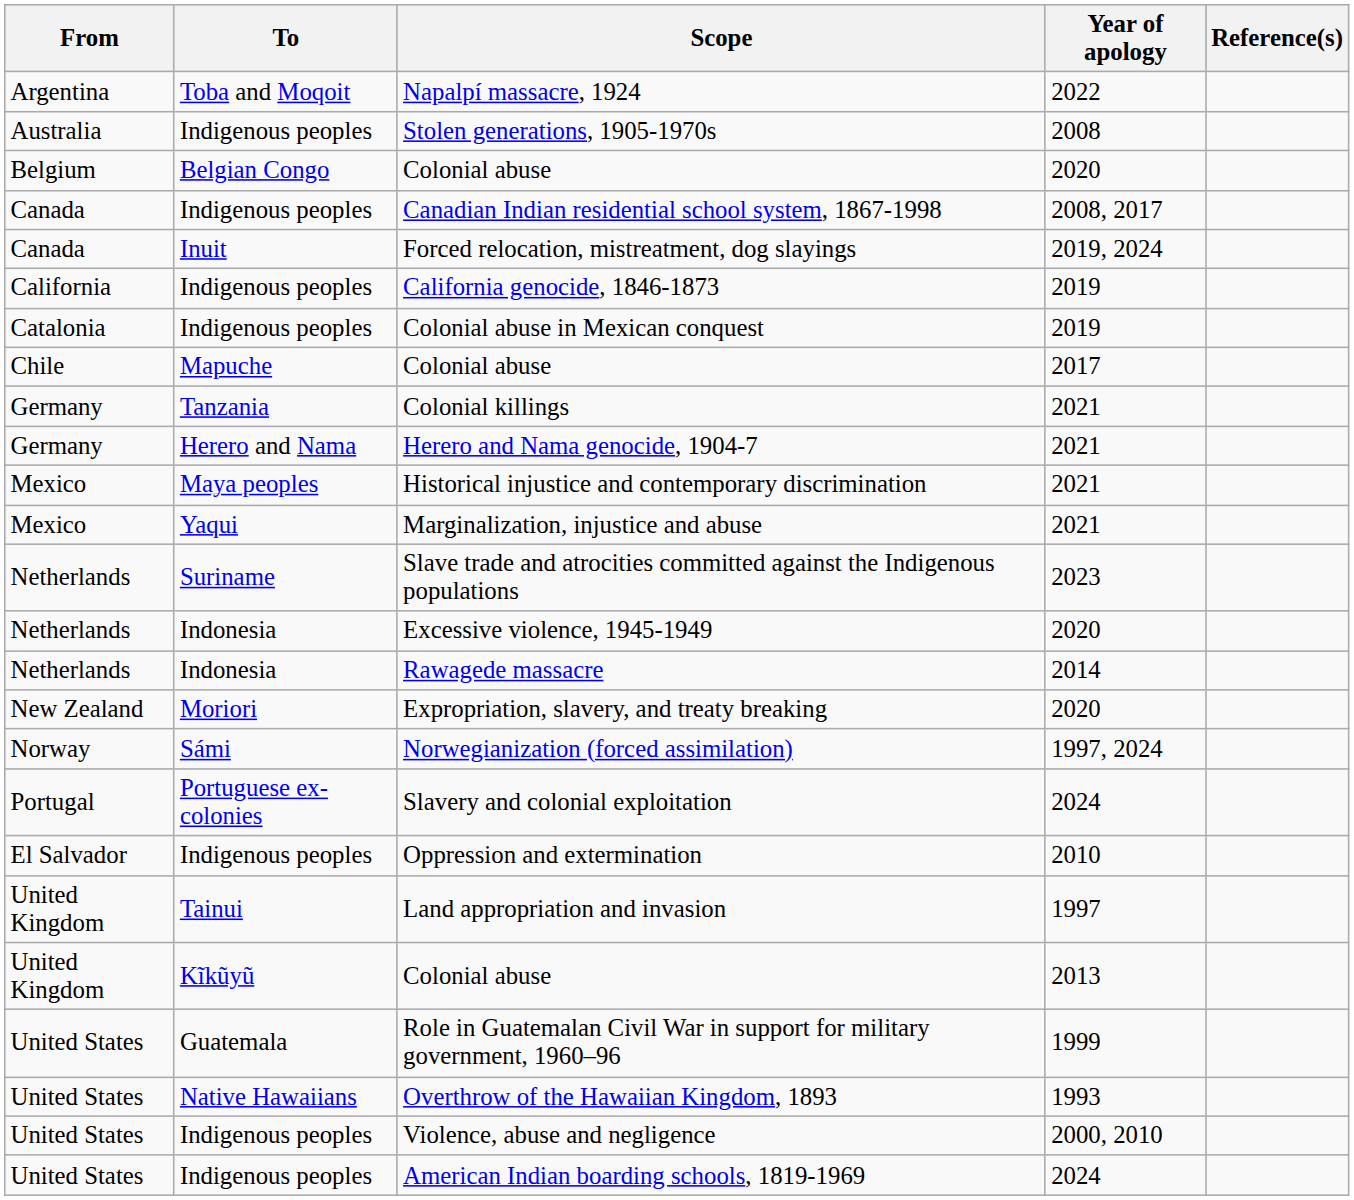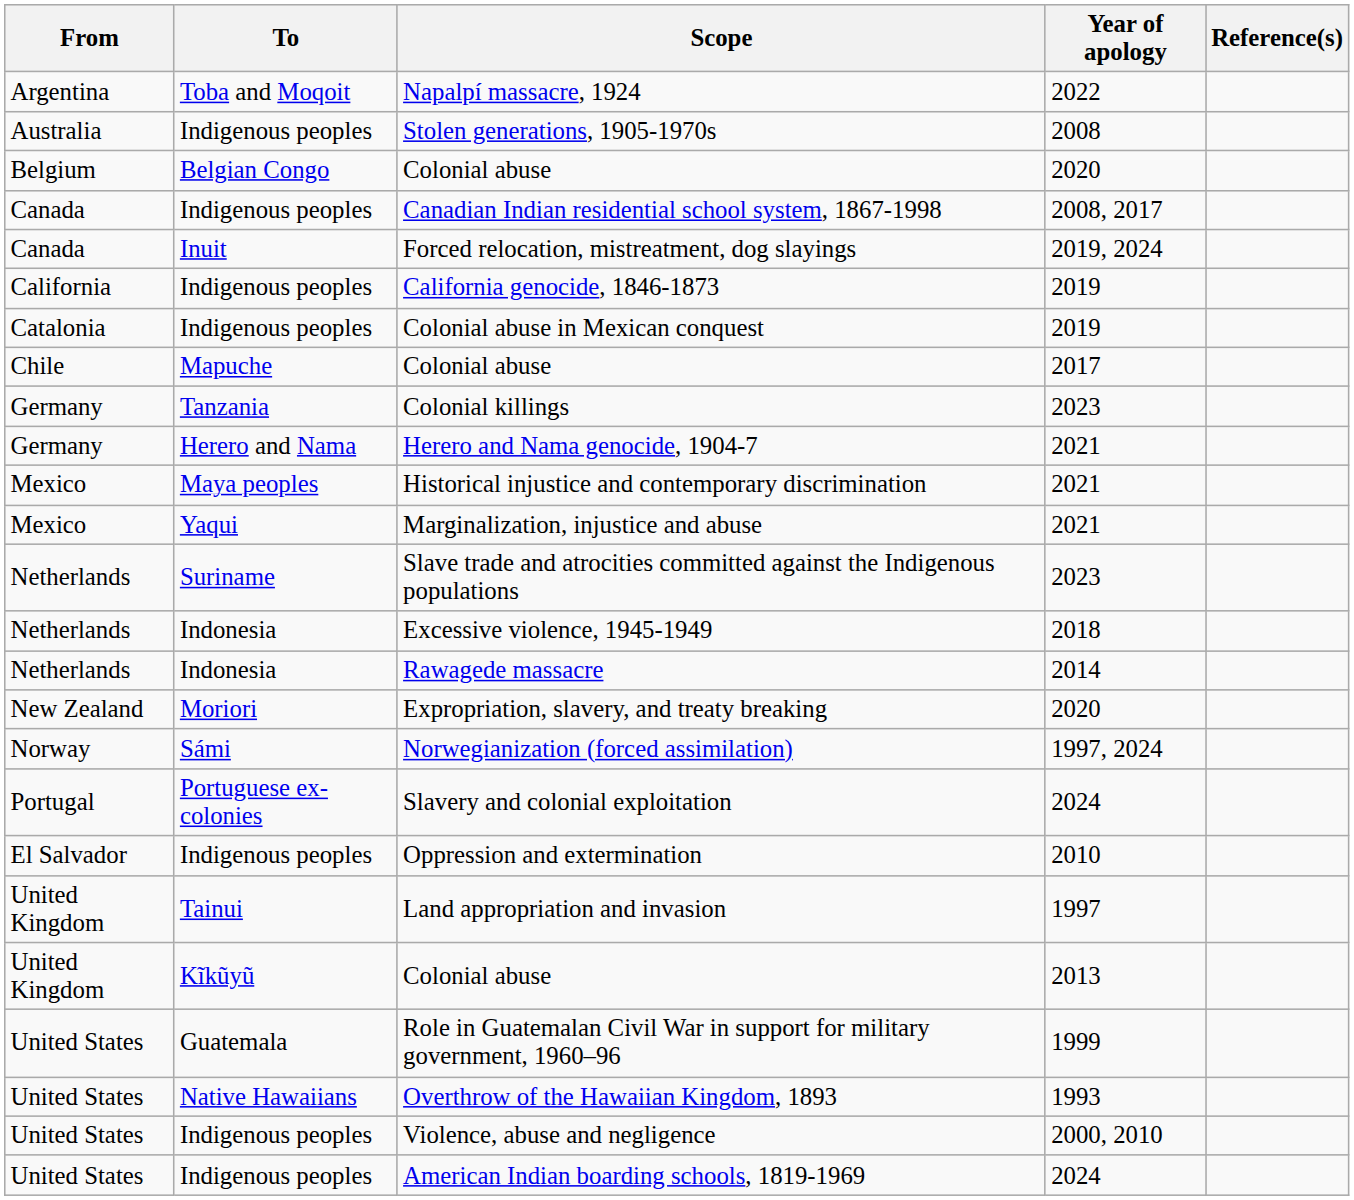(1076, 406) 2021 -> (1076, 406) 2023
(1076, 630) 2020 -> (1076, 630) 2018
